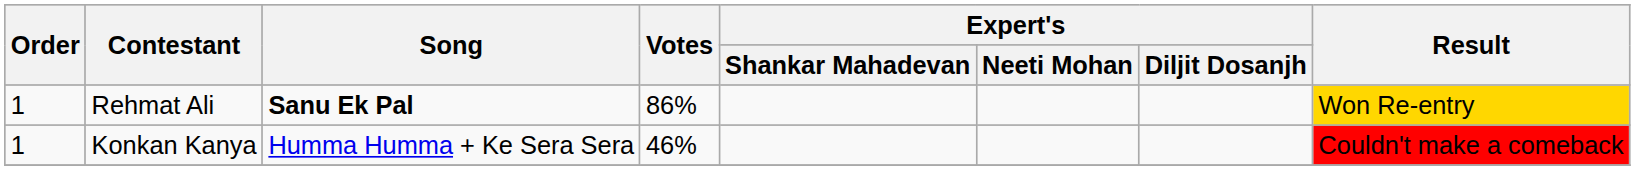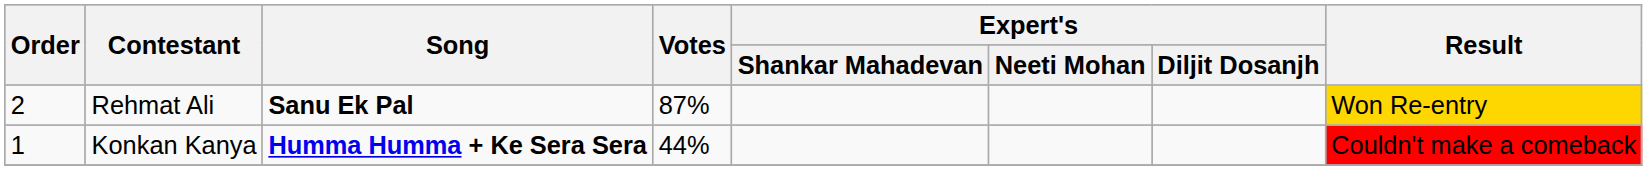(18, 105) 1 -> (18, 105) 2
(671, 105) 86% -> (684, 105) 87%
(451, 146) normal -> (458, 146) bold
(671, 146) 46% -> (684, 146) 44%
